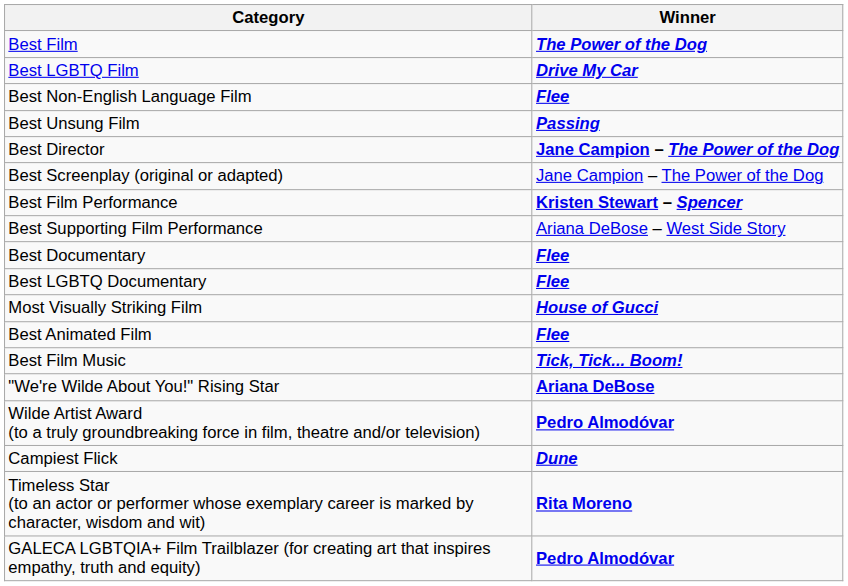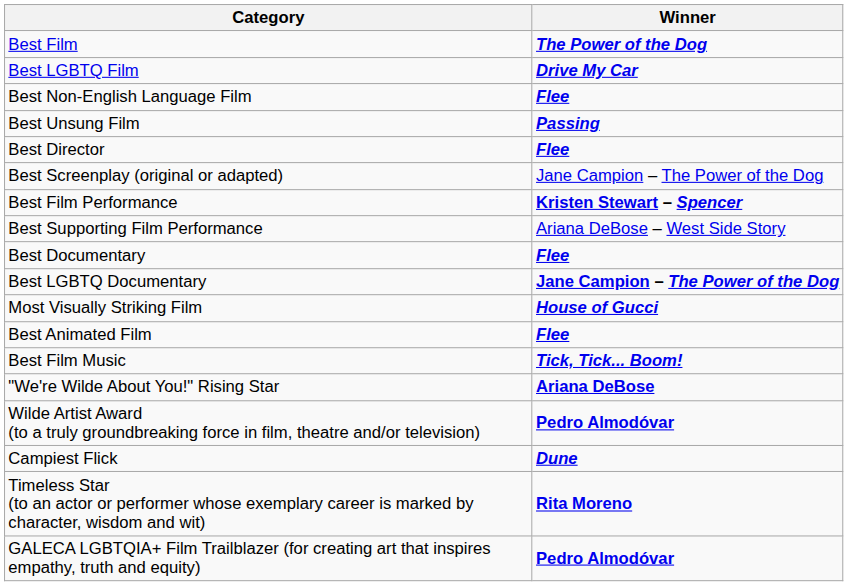(688, 149) Jane Campion – The Power of the Dog -> (553, 149) Flee
(553, 281) Flee -> (688, 281) Jane Campion – The Power of the Dog
